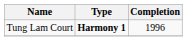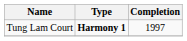(155, 28) 1996 -> (155, 28) 1997
